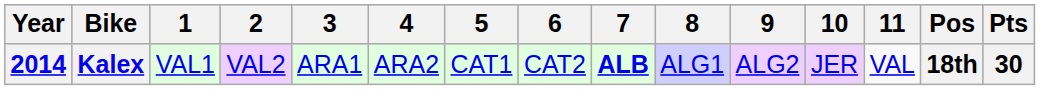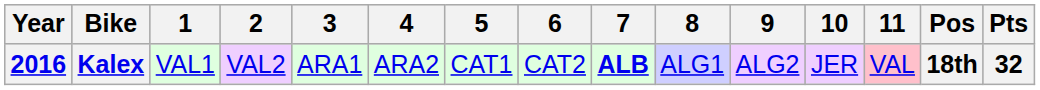(38, 63) 2014 -> (38, 63) 2016
(892, 63) no background -> (892, 63) pink background
(1009, 63) 30 -> (1009, 63) 32
